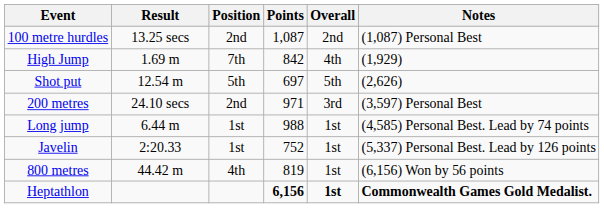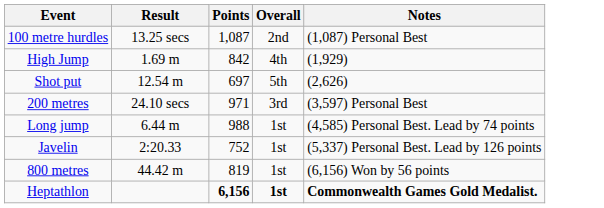- column: (236, 15)
